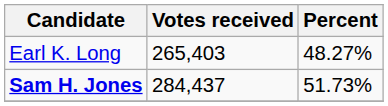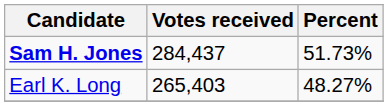rows swapped: (76, 85) <-> (65, 52)
